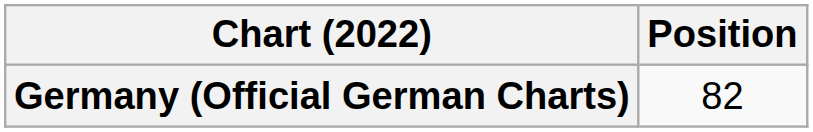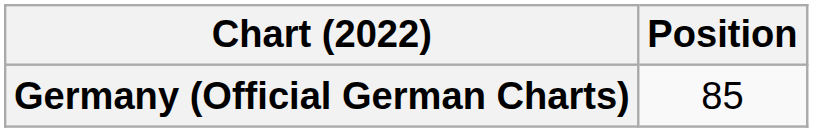(722, 95) 82 -> (722, 95) 85
